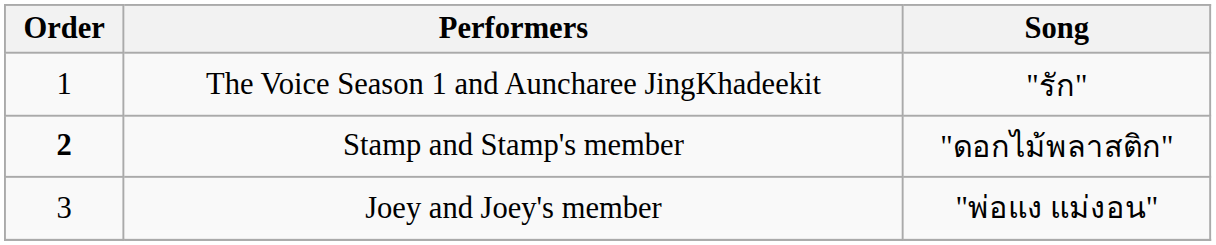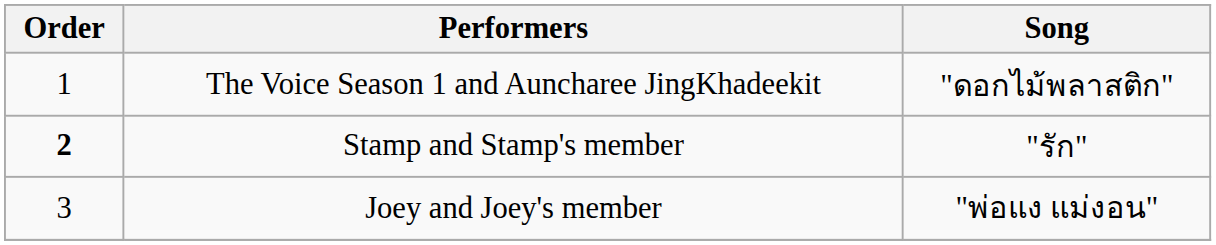(1057, 84) "รัก" -> (1057, 84) "ดอกไม้พลาสติก"
(1057, 146) "ดอกไม้พลาสติก" -> (1057, 146) "รัก"
